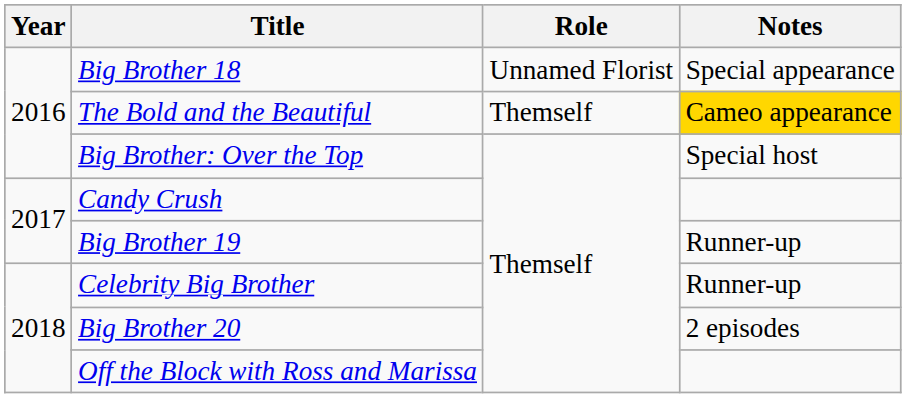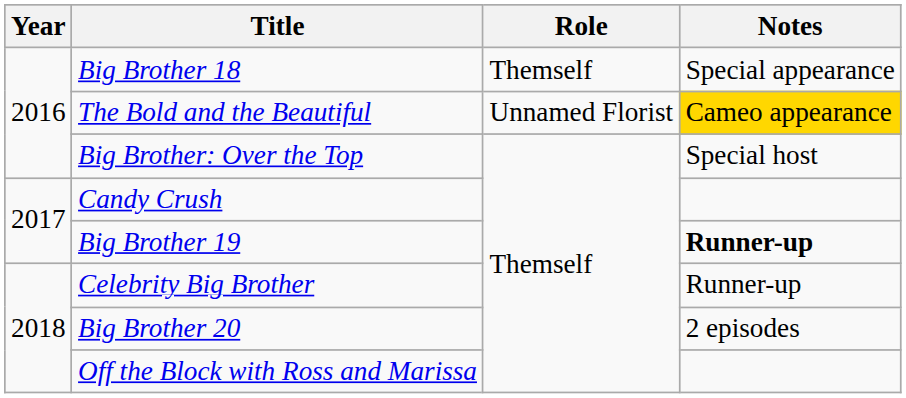(581, 69) Unnamed Florist -> (541, 69) Themself
(541, 112) Themself -> (581, 112) Unnamed Florist
(744, 241) normal -> (749, 241) bold
